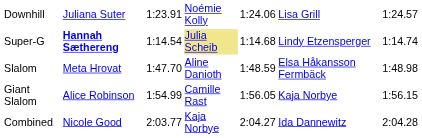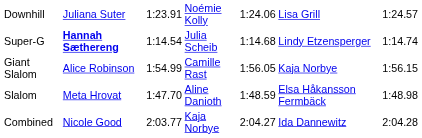(201, 42) khaki background -> (201, 42) no background
rows swapped: (20, 95) <-> (20, 68)
